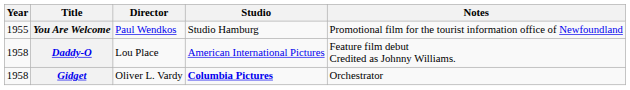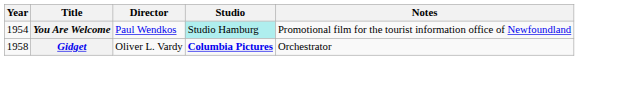(18, 30) 1955 -> (18, 30) 1954
(223, 30) no background -> (223, 30) paleturquoise background
- row: (72, 53)
